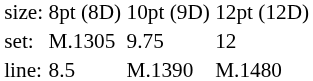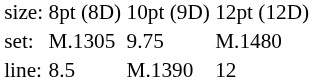(226, 41) 12 -> (249, 41) M.1480
(249, 70) M.1480 -> (226, 70) 12
